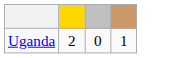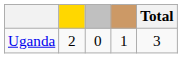+ column: (157, 16)
